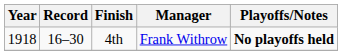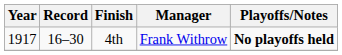(22, 38) 1918 -> (22, 38) 1917
